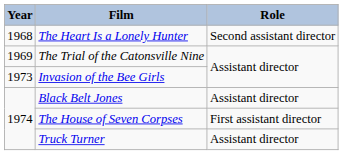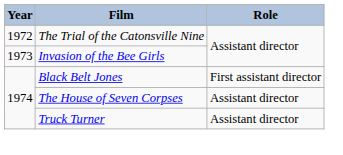- row: (113, 35)
(20, 56) 1969 -> (20, 35) 1972
(254, 98) Assistant director -> (266, 77) First assistant director
(266, 119) First assistant director -> (254, 98) Assistant director
